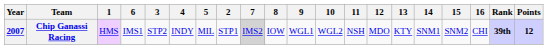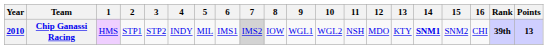columns swapped: (228, 12) <-> (133, 12)
(15, 32) 2007 -> (15, 32) 2010
(428, 32) normal -> (428, 32) bold
(529, 32) 12 -> (529, 32) 13
